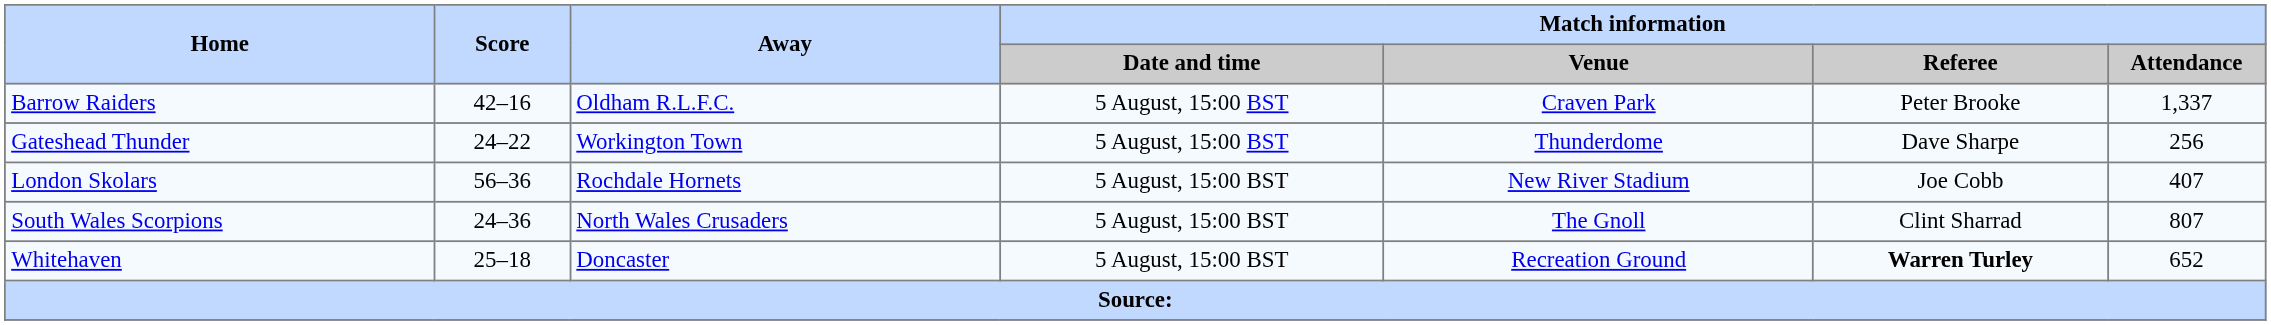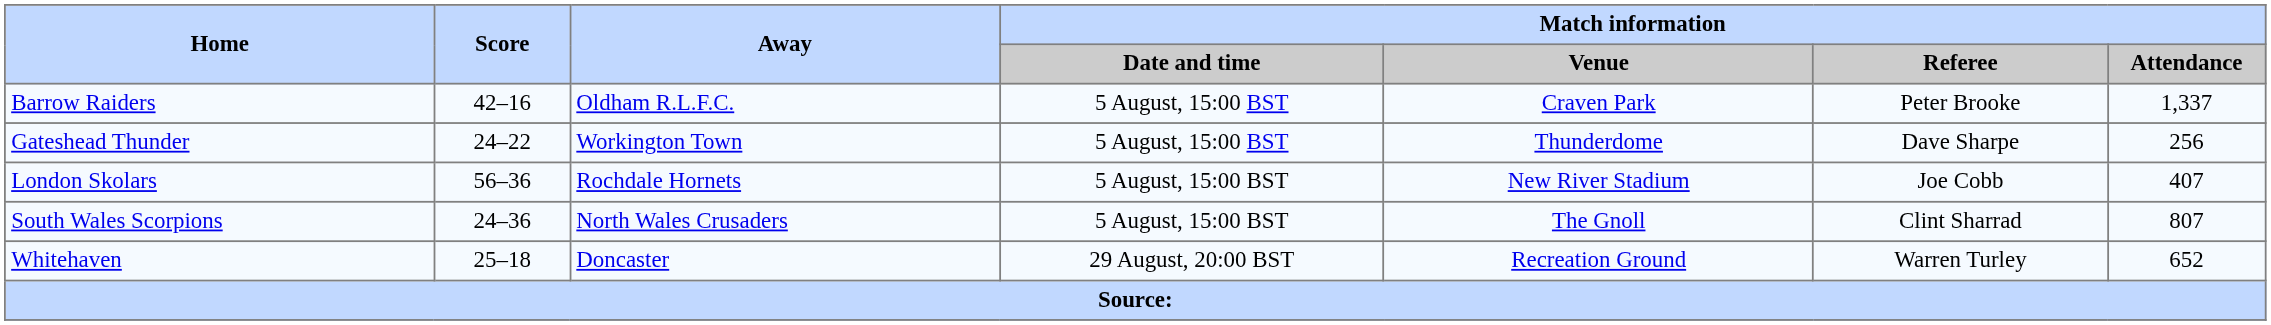(1192, 260) 5 August, 15:00 BST -> (1192, 260) 29 August, 20:00 BST
(1960, 260) bold -> (1960, 260) normal
